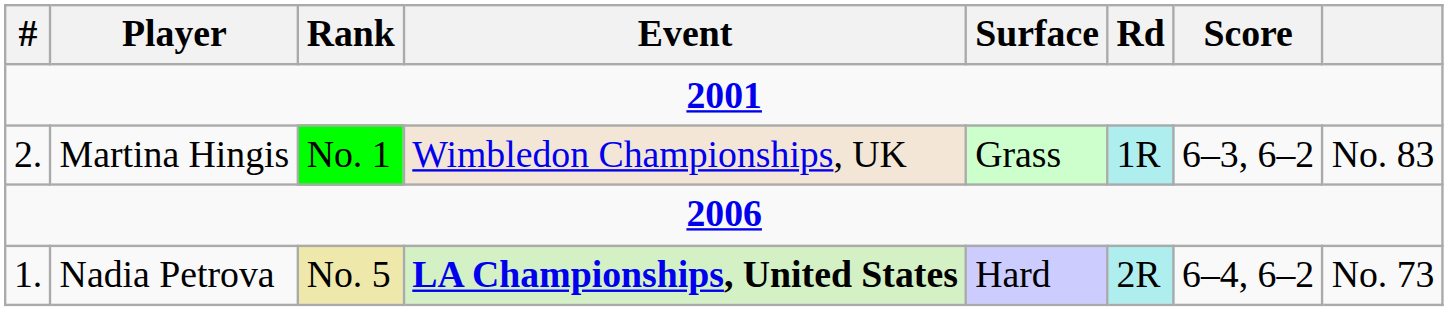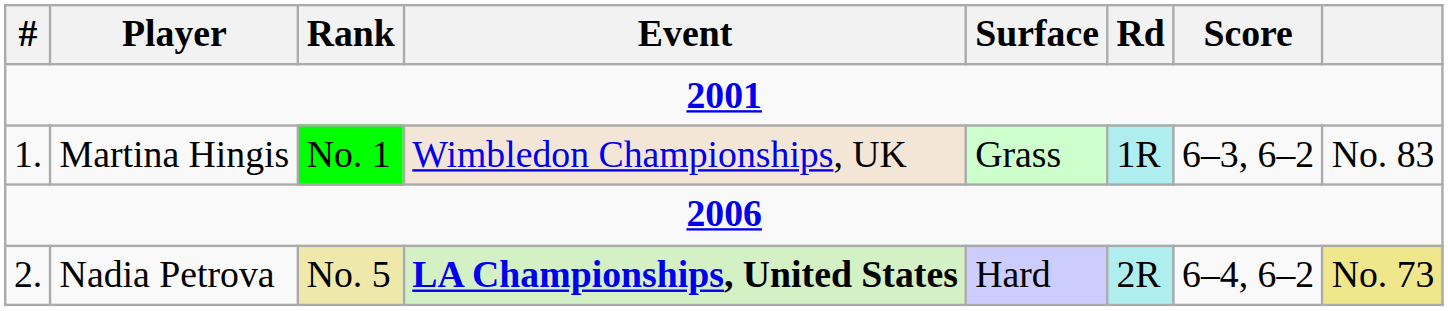(28, 154) 2. -> (28, 154) 1.
(28, 273) 1. -> (28, 273) 2.
(1383, 273) no background -> (1383, 273) khaki background
